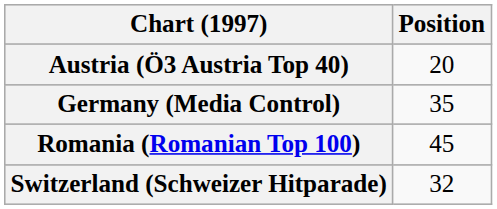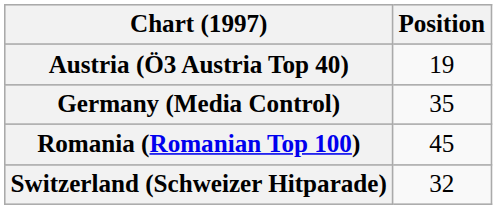(442, 64) 20 -> (442, 64) 19
